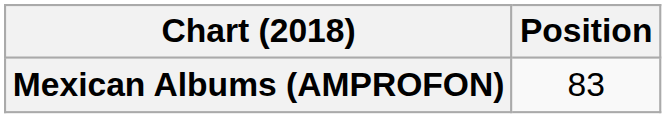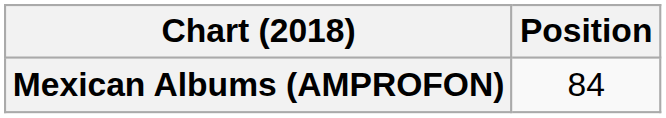(586, 84) 83 -> (586, 84) 84
